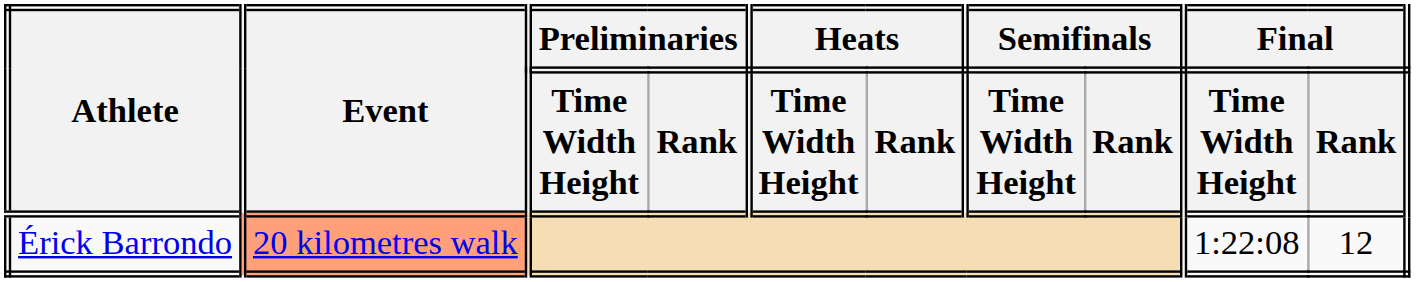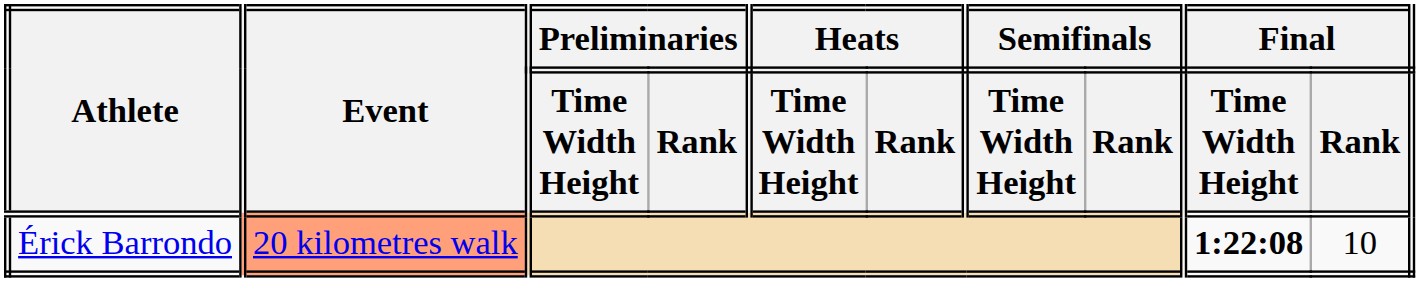(1247, 243) normal -> (1249, 243) bold
(1356, 243) 12 -> (1360, 243) 10
